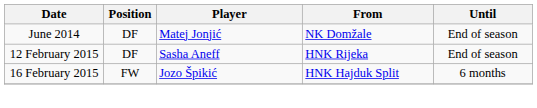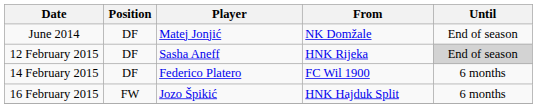(483, 53) no background -> (483, 53) lightgrey background
+ row: (54, 73)
